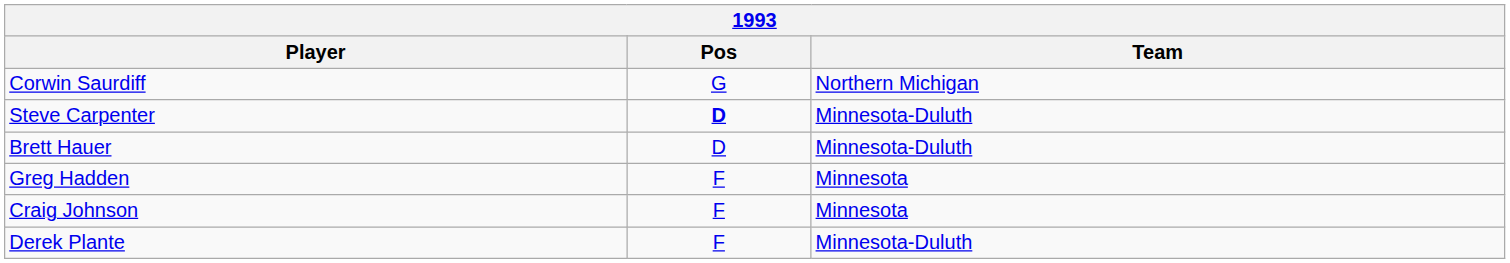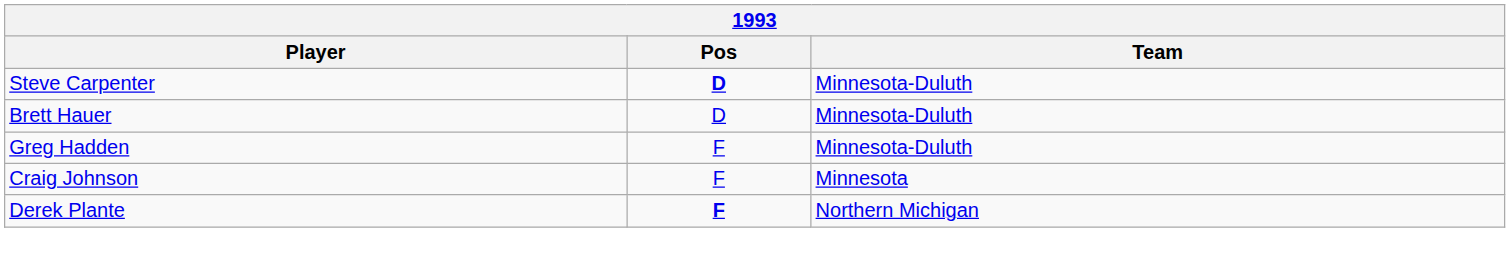- row: (77, 83)
(862, 178) Minnesota -> (894, 147) Minnesota-Duluth
(719, 242) normal -> (719, 210) bold
(894, 242) Minnesota-Duluth -> (897, 210) Northern Michigan
